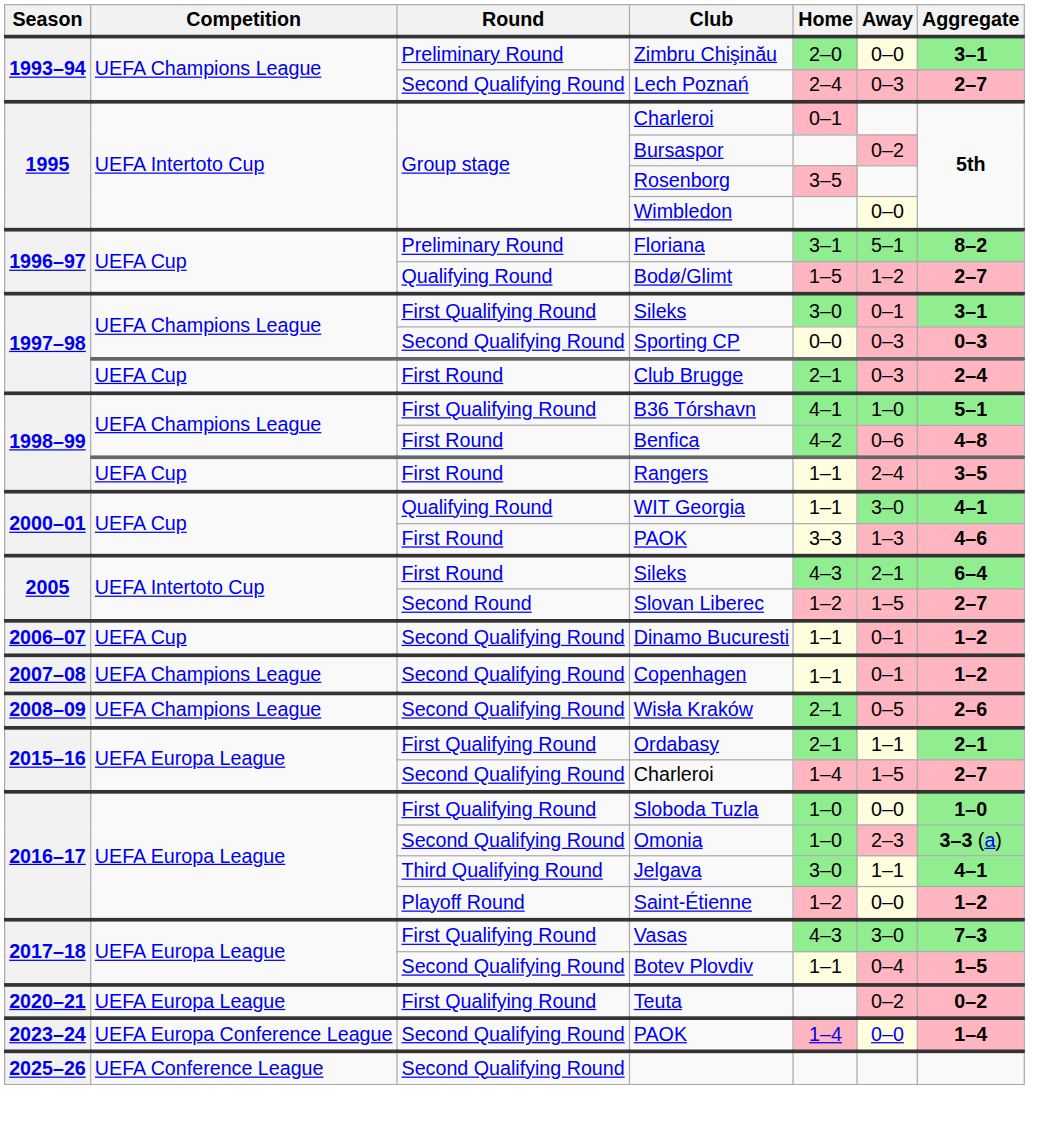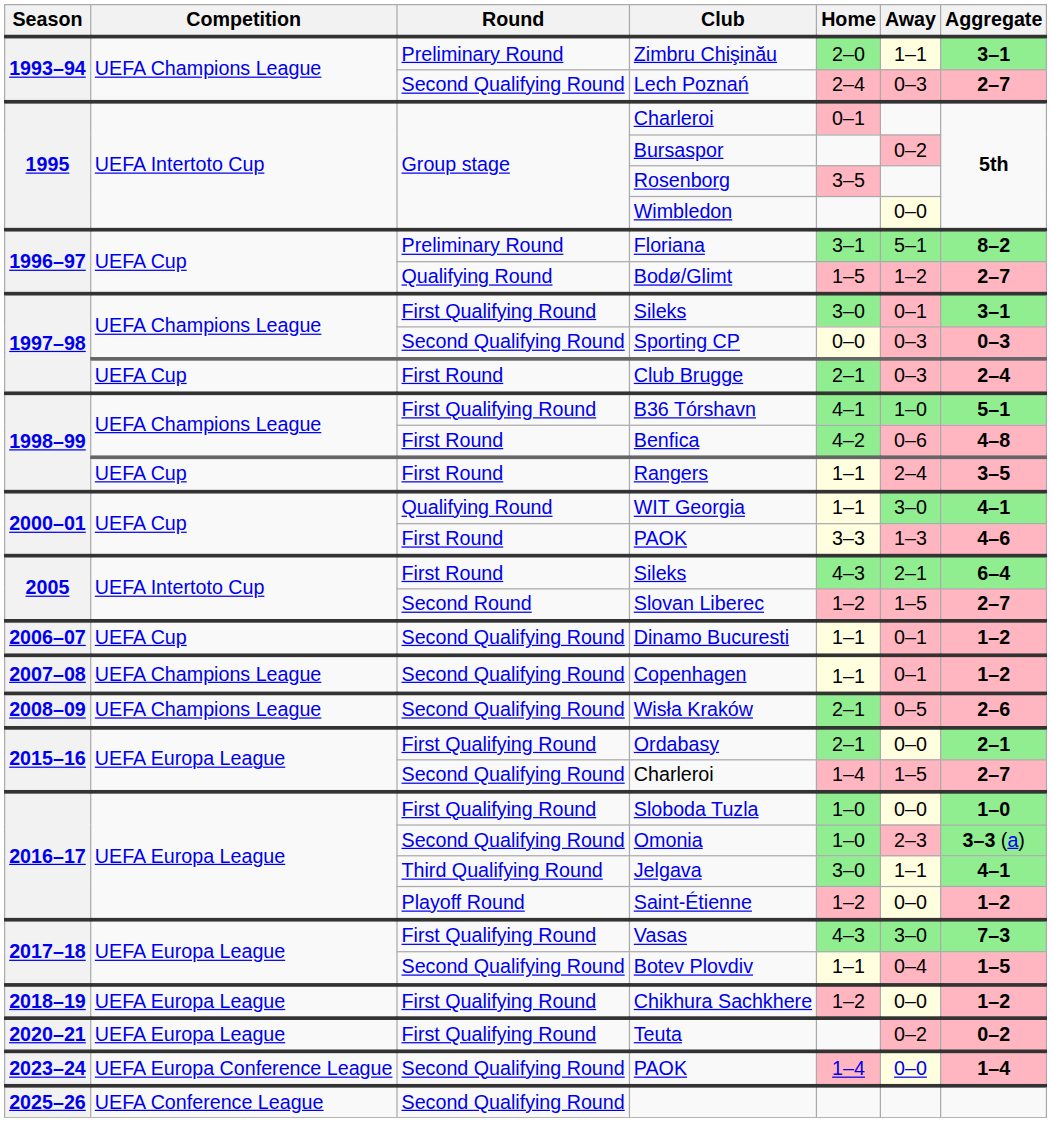(887, 53) 0–0 -> (910, 53) 1–1
(887, 744) 1–1 -> (910, 744) 0–0
+ row: (47, 1001)
